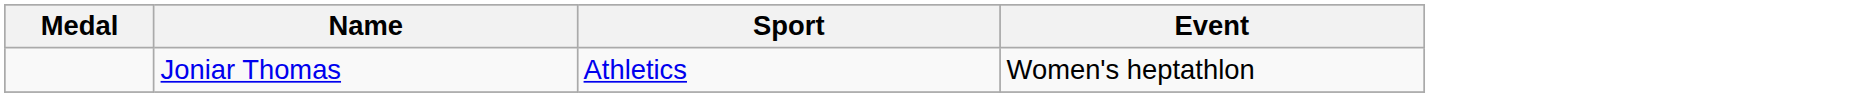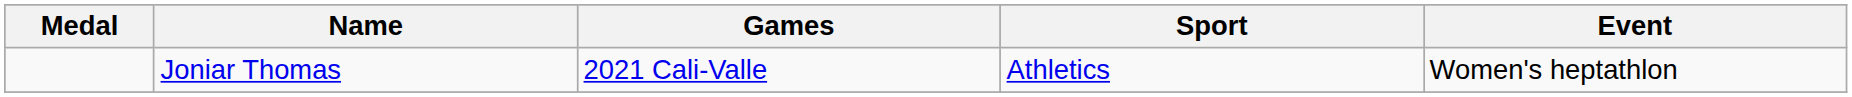+ column: (789, 26)
